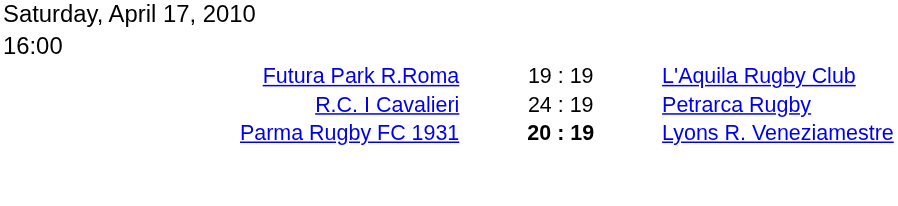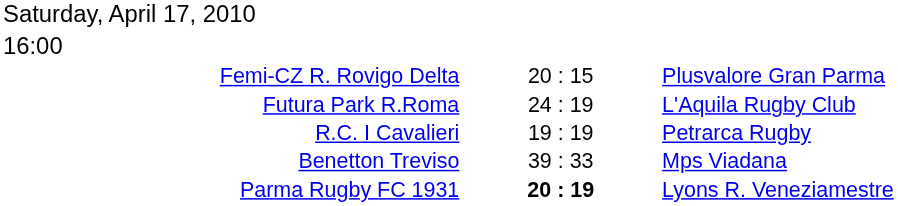+ row: (340, 76)
(561, 76) 19 : 19 -> (561, 104) 24 : 19
(561, 104) 24 : 19 -> (561, 133) 19 : 19
+ row: (379, 161)
